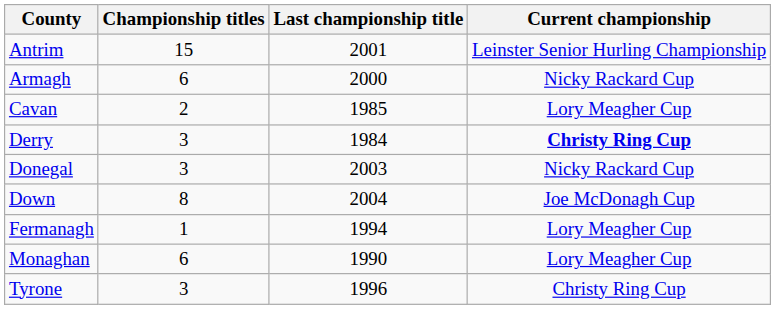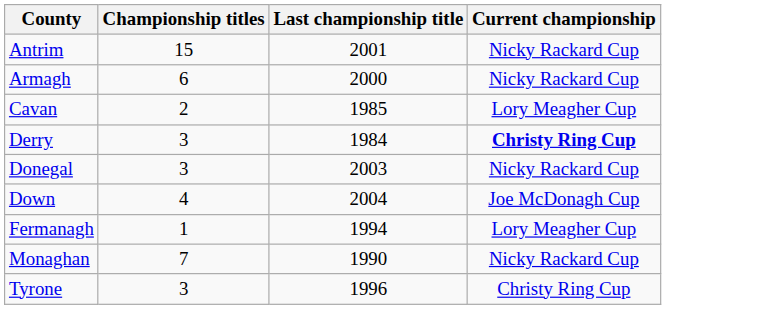(619, 49) Leinster Senior Hurling Championship -> (564, 49) Nicky Rackard Cup
(184, 199) 8 -> (184, 199) 4
(184, 259) 6 -> (184, 259) 7
(619, 259) Lory Meagher Cup -> (564, 259) Nicky Rackard Cup
